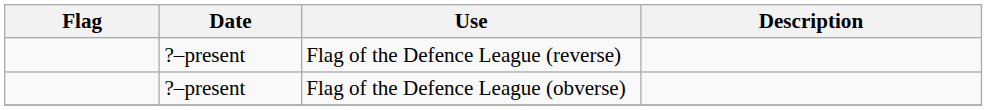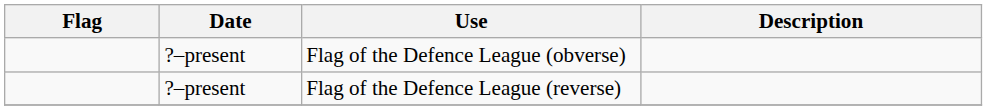rows swapped: (466, 88) <-> (464, 54)
